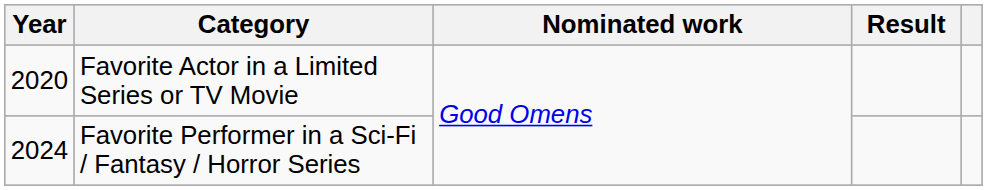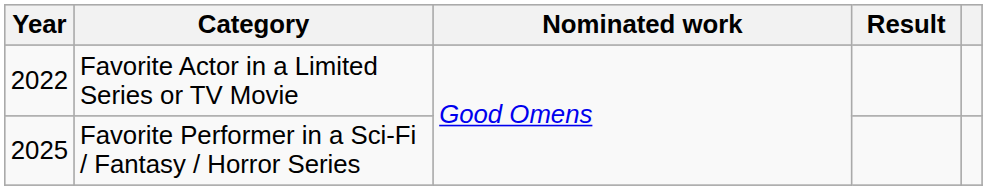(39, 80) 2020 -> (39, 80) 2022
(39, 150) 2024 -> (39, 150) 2025
